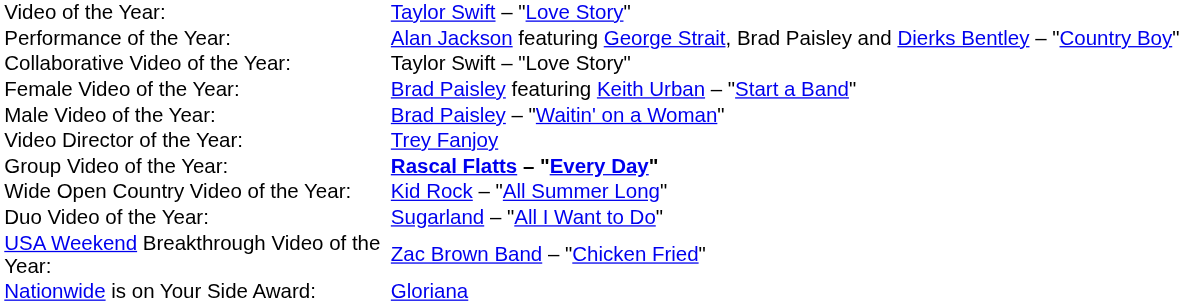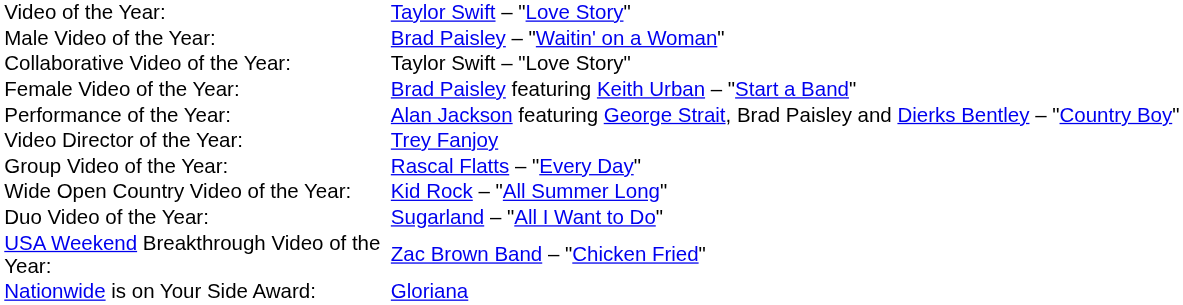rows swapped: (110, 115) <-> (118, 38)
(525, 166) bold -> (516, 166) normal
